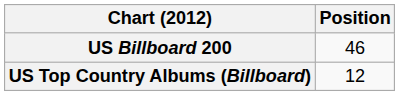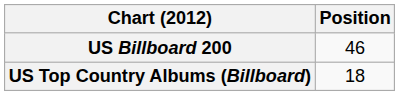(355, 76) 12 -> (355, 76) 18
